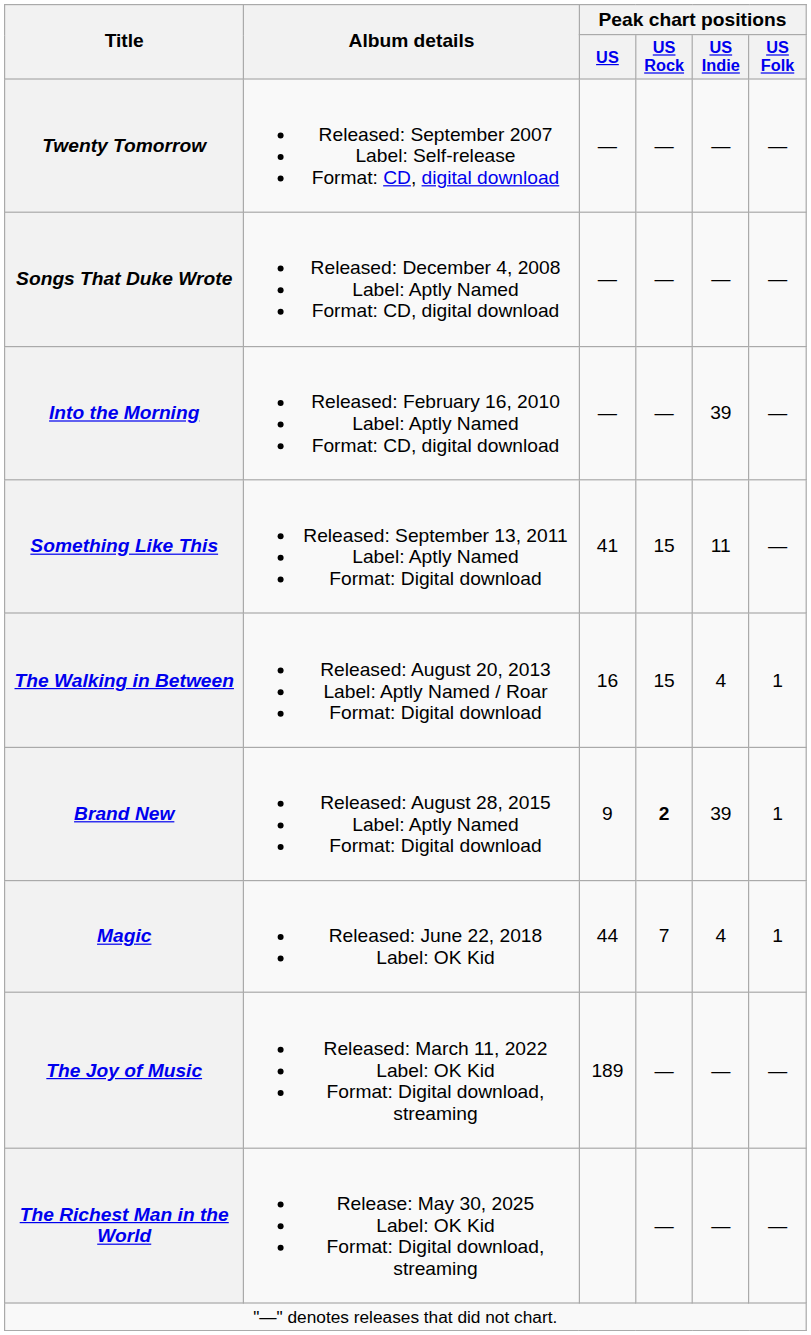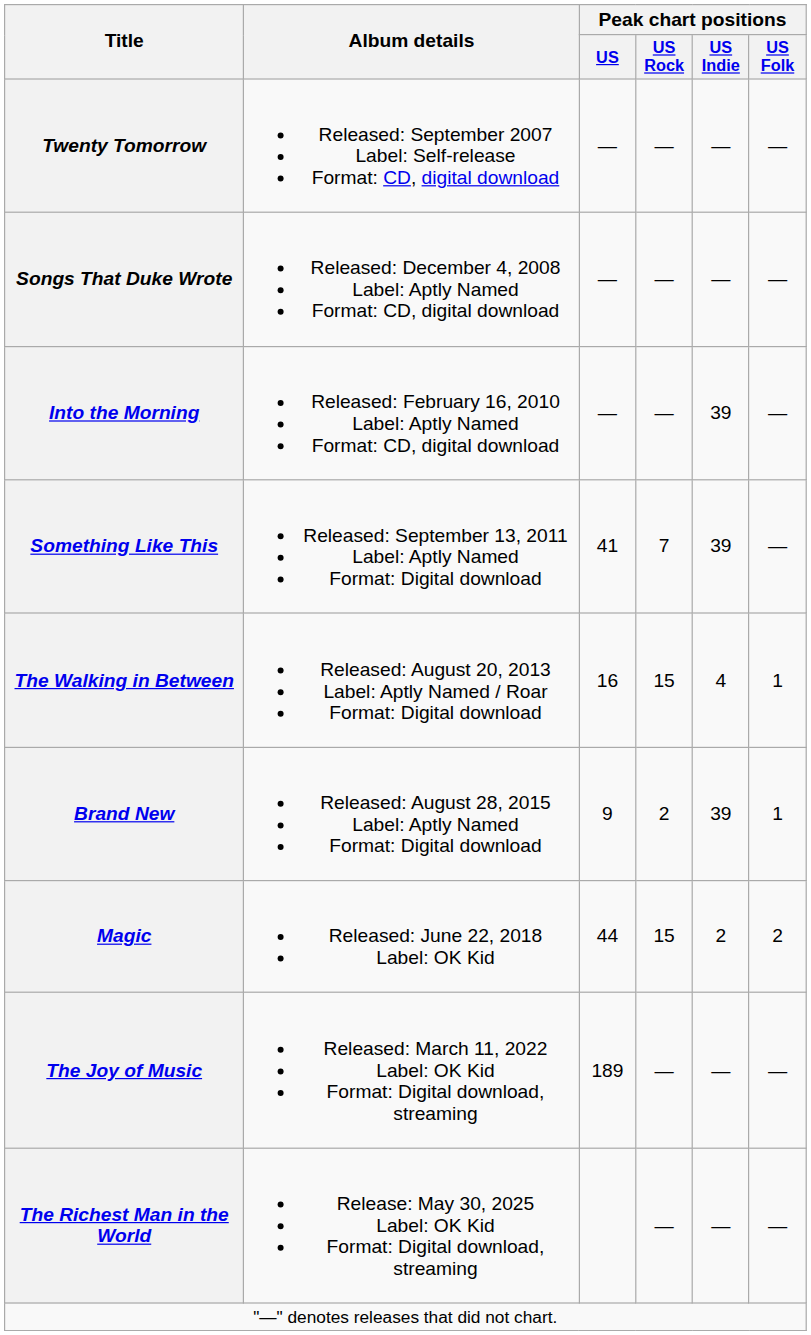(664, 546) 15 -> (664, 546) 7
(721, 546) 11 -> (721, 546) 39
(664, 813) bold -> (664, 813) normal
(664, 936) 7 -> (664, 936) 15
(721, 936) 4 -> (721, 936) 2
(777, 936) 1 -> (777, 936) 2
